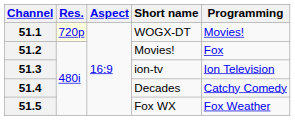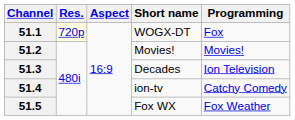(224, 32) Movies! -> (214, 32) Fox
(214, 50) Fox -> (224, 50) Movies!
(149, 69) ion-tv -> (157, 69) Decades
(157, 87) Decades -> (149, 87) ion-tv
